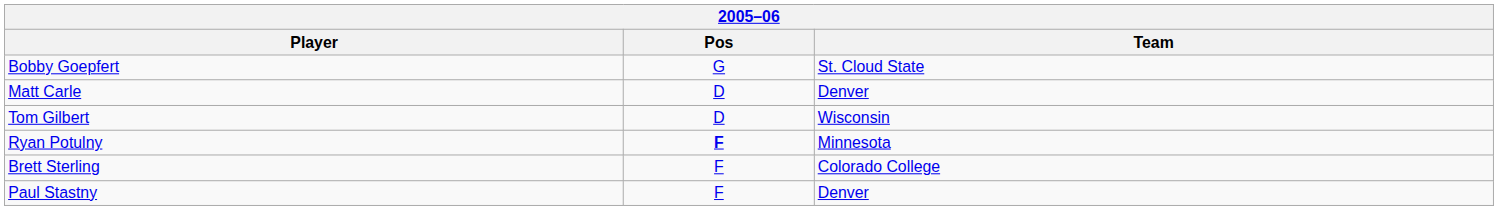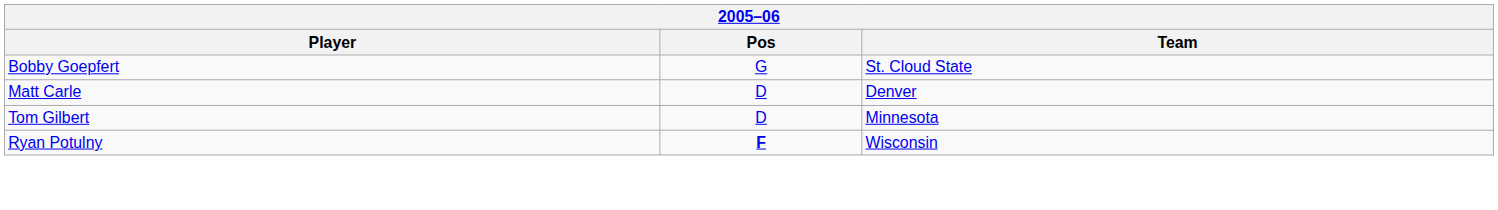(854, 117) Wisconsin -> (902, 117) Minnesota
(854, 142) Minnesota -> (902, 142) Wisconsin
- row: (54, 167)
- row: (53, 192)
